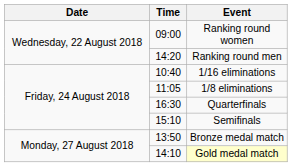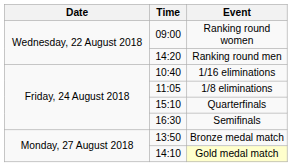(168, 105) 16:30 -> (168, 105) 15:10
(168, 121) 15:10 -> (168, 121) 16:30
